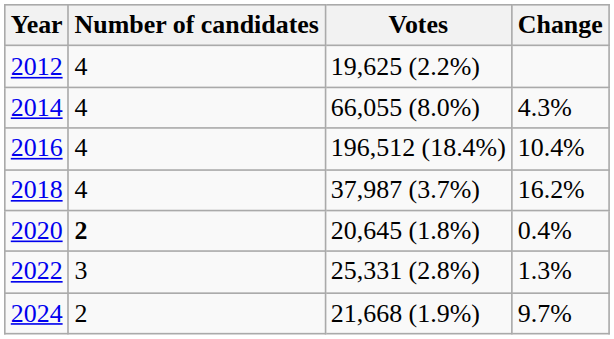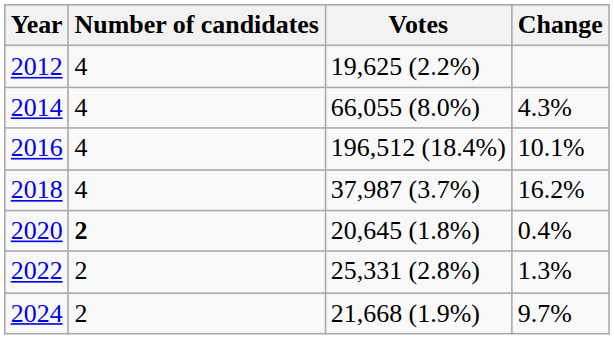(551, 148) 10.4% -> (551, 148) 10.1%
(81, 271) 3 -> (81, 271) 2
